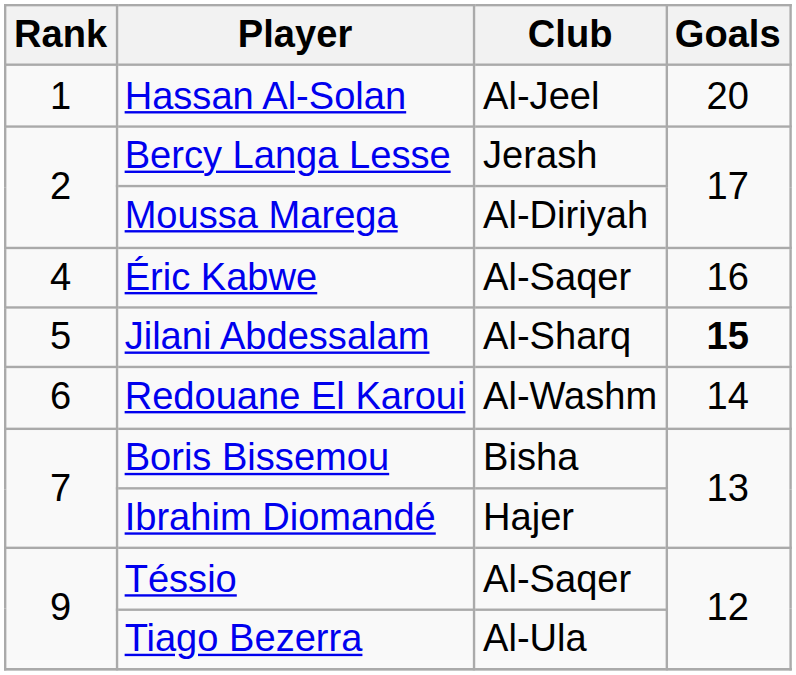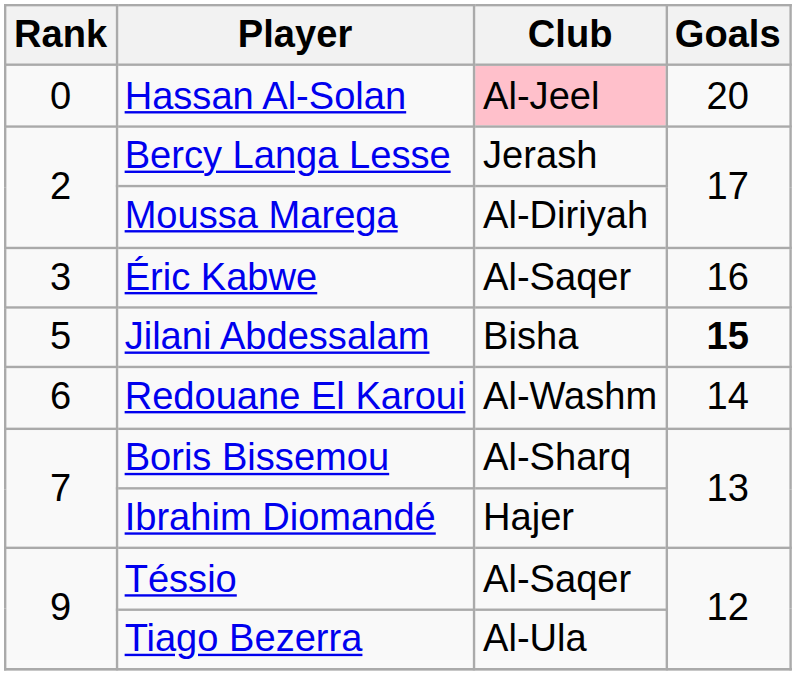(61, 95) 1 -> (61, 95) 0
(541, 95) no background -> (541, 95) pink background
(61, 276) 4 -> (61, 276) 3
(557, 336) Al-Sharq -> (531, 336) Bisha
(531, 457) Bisha -> (557, 457) Al-Sharq
